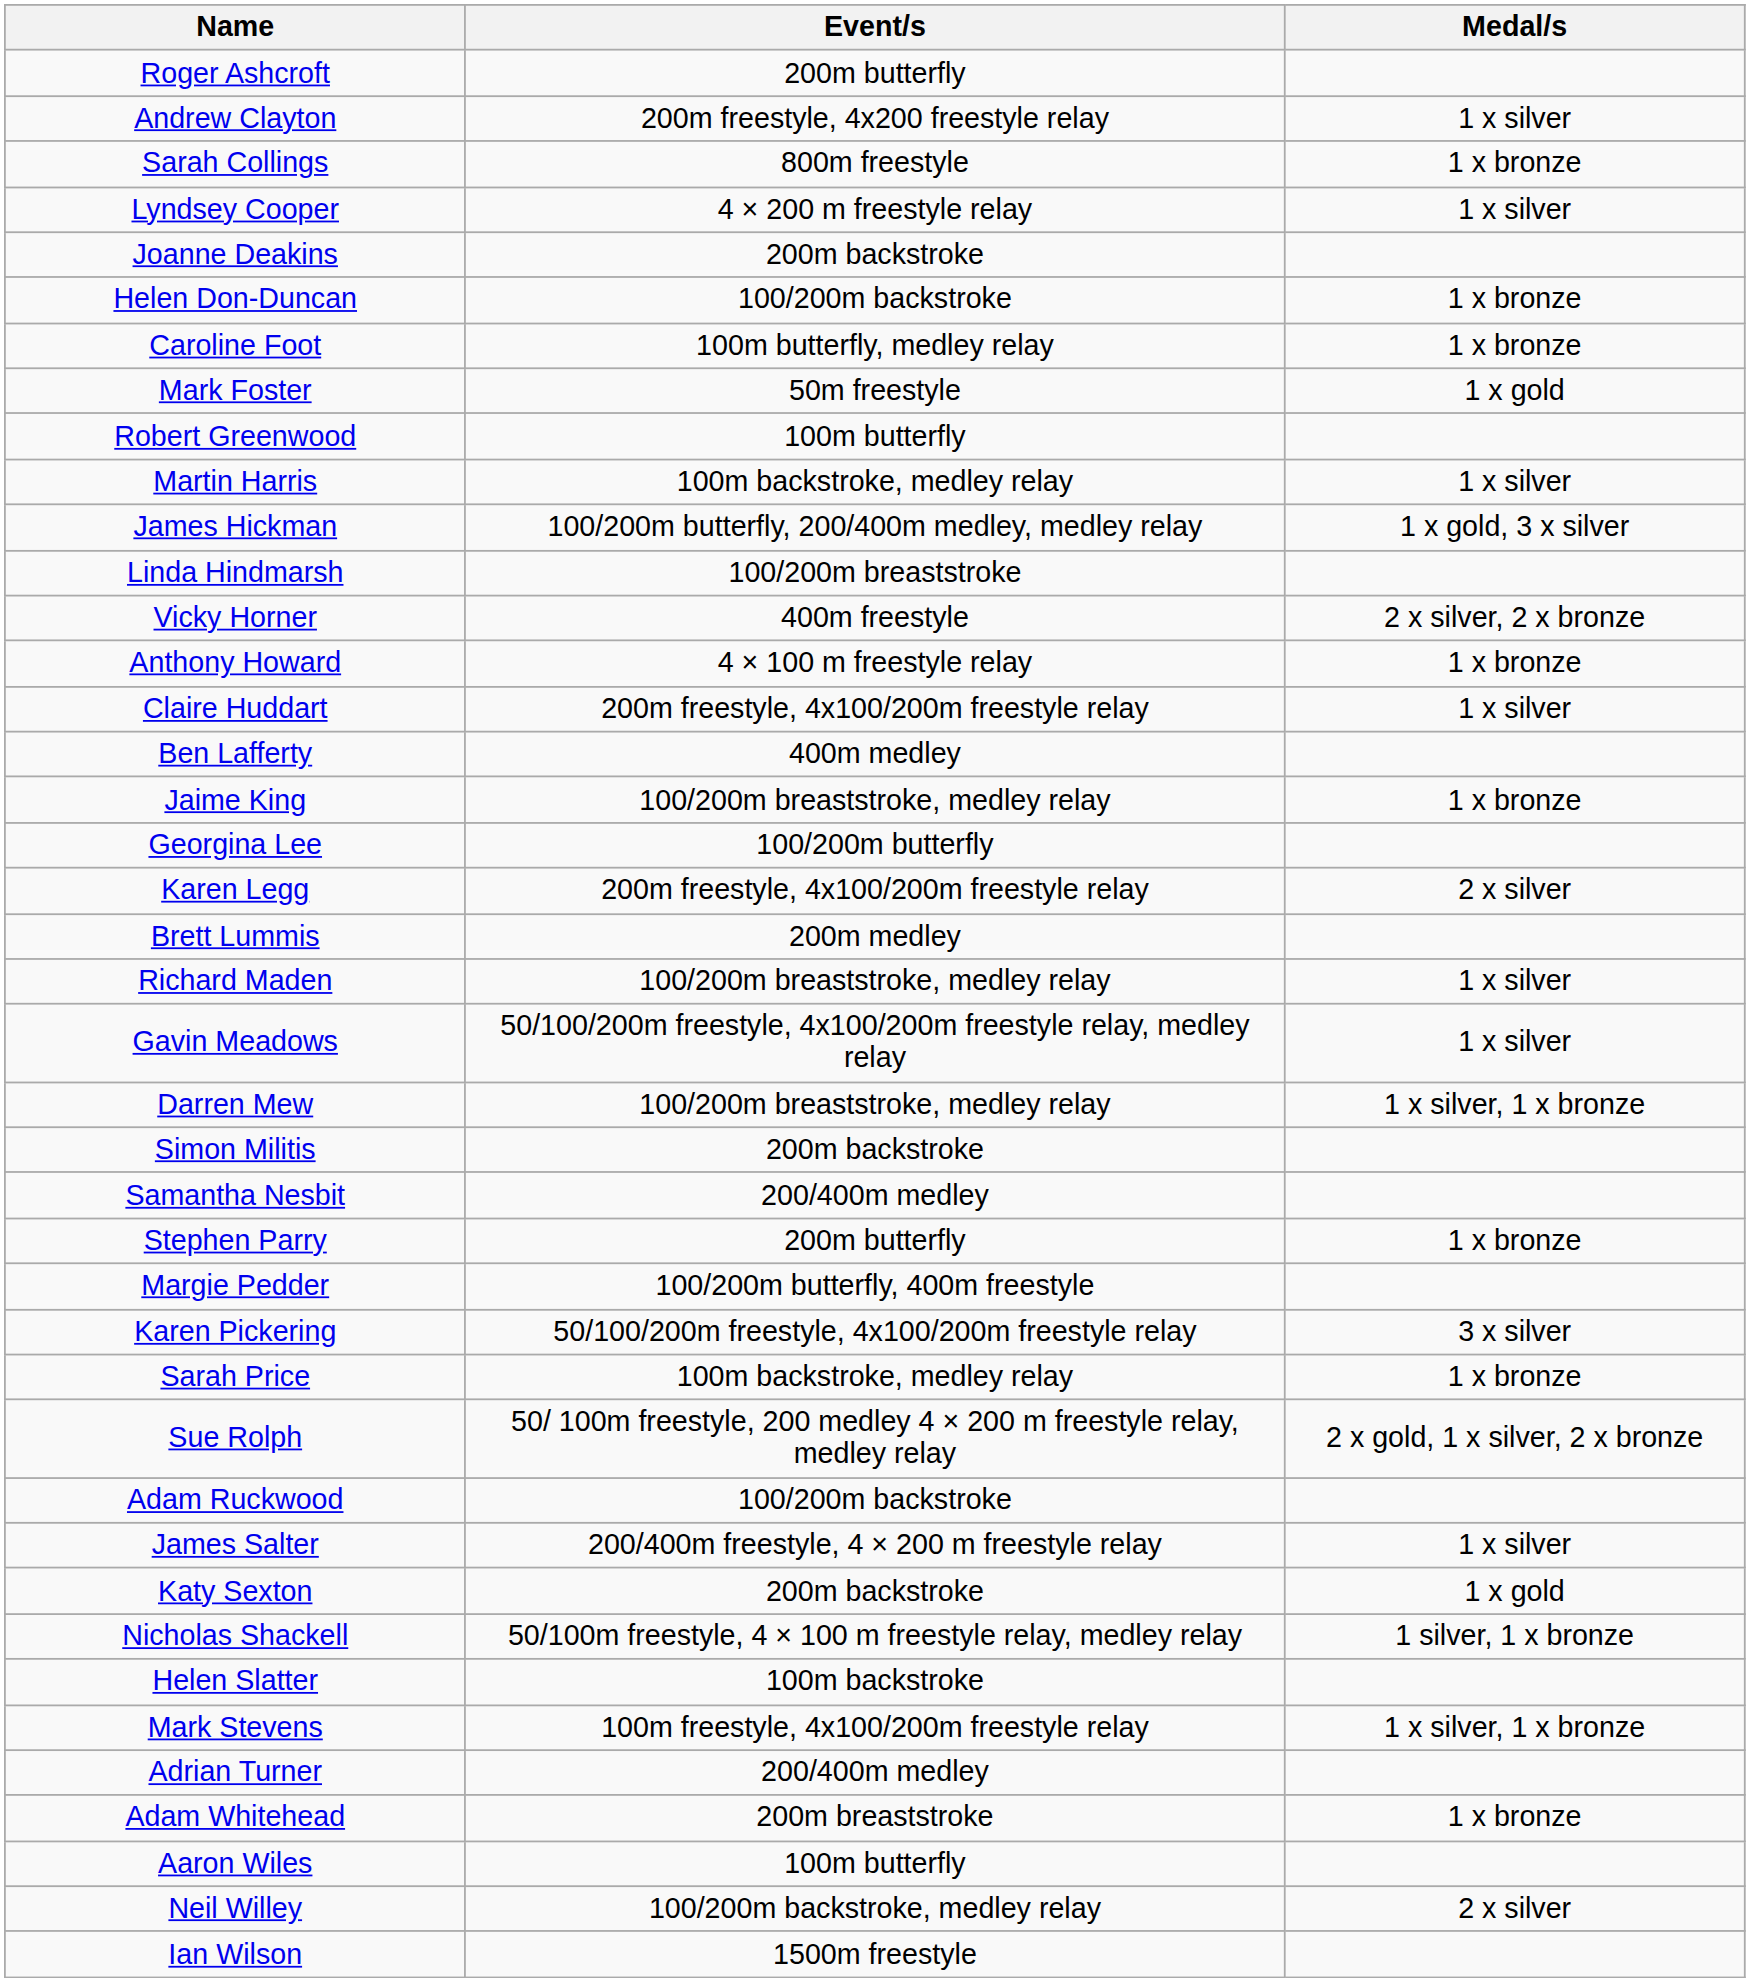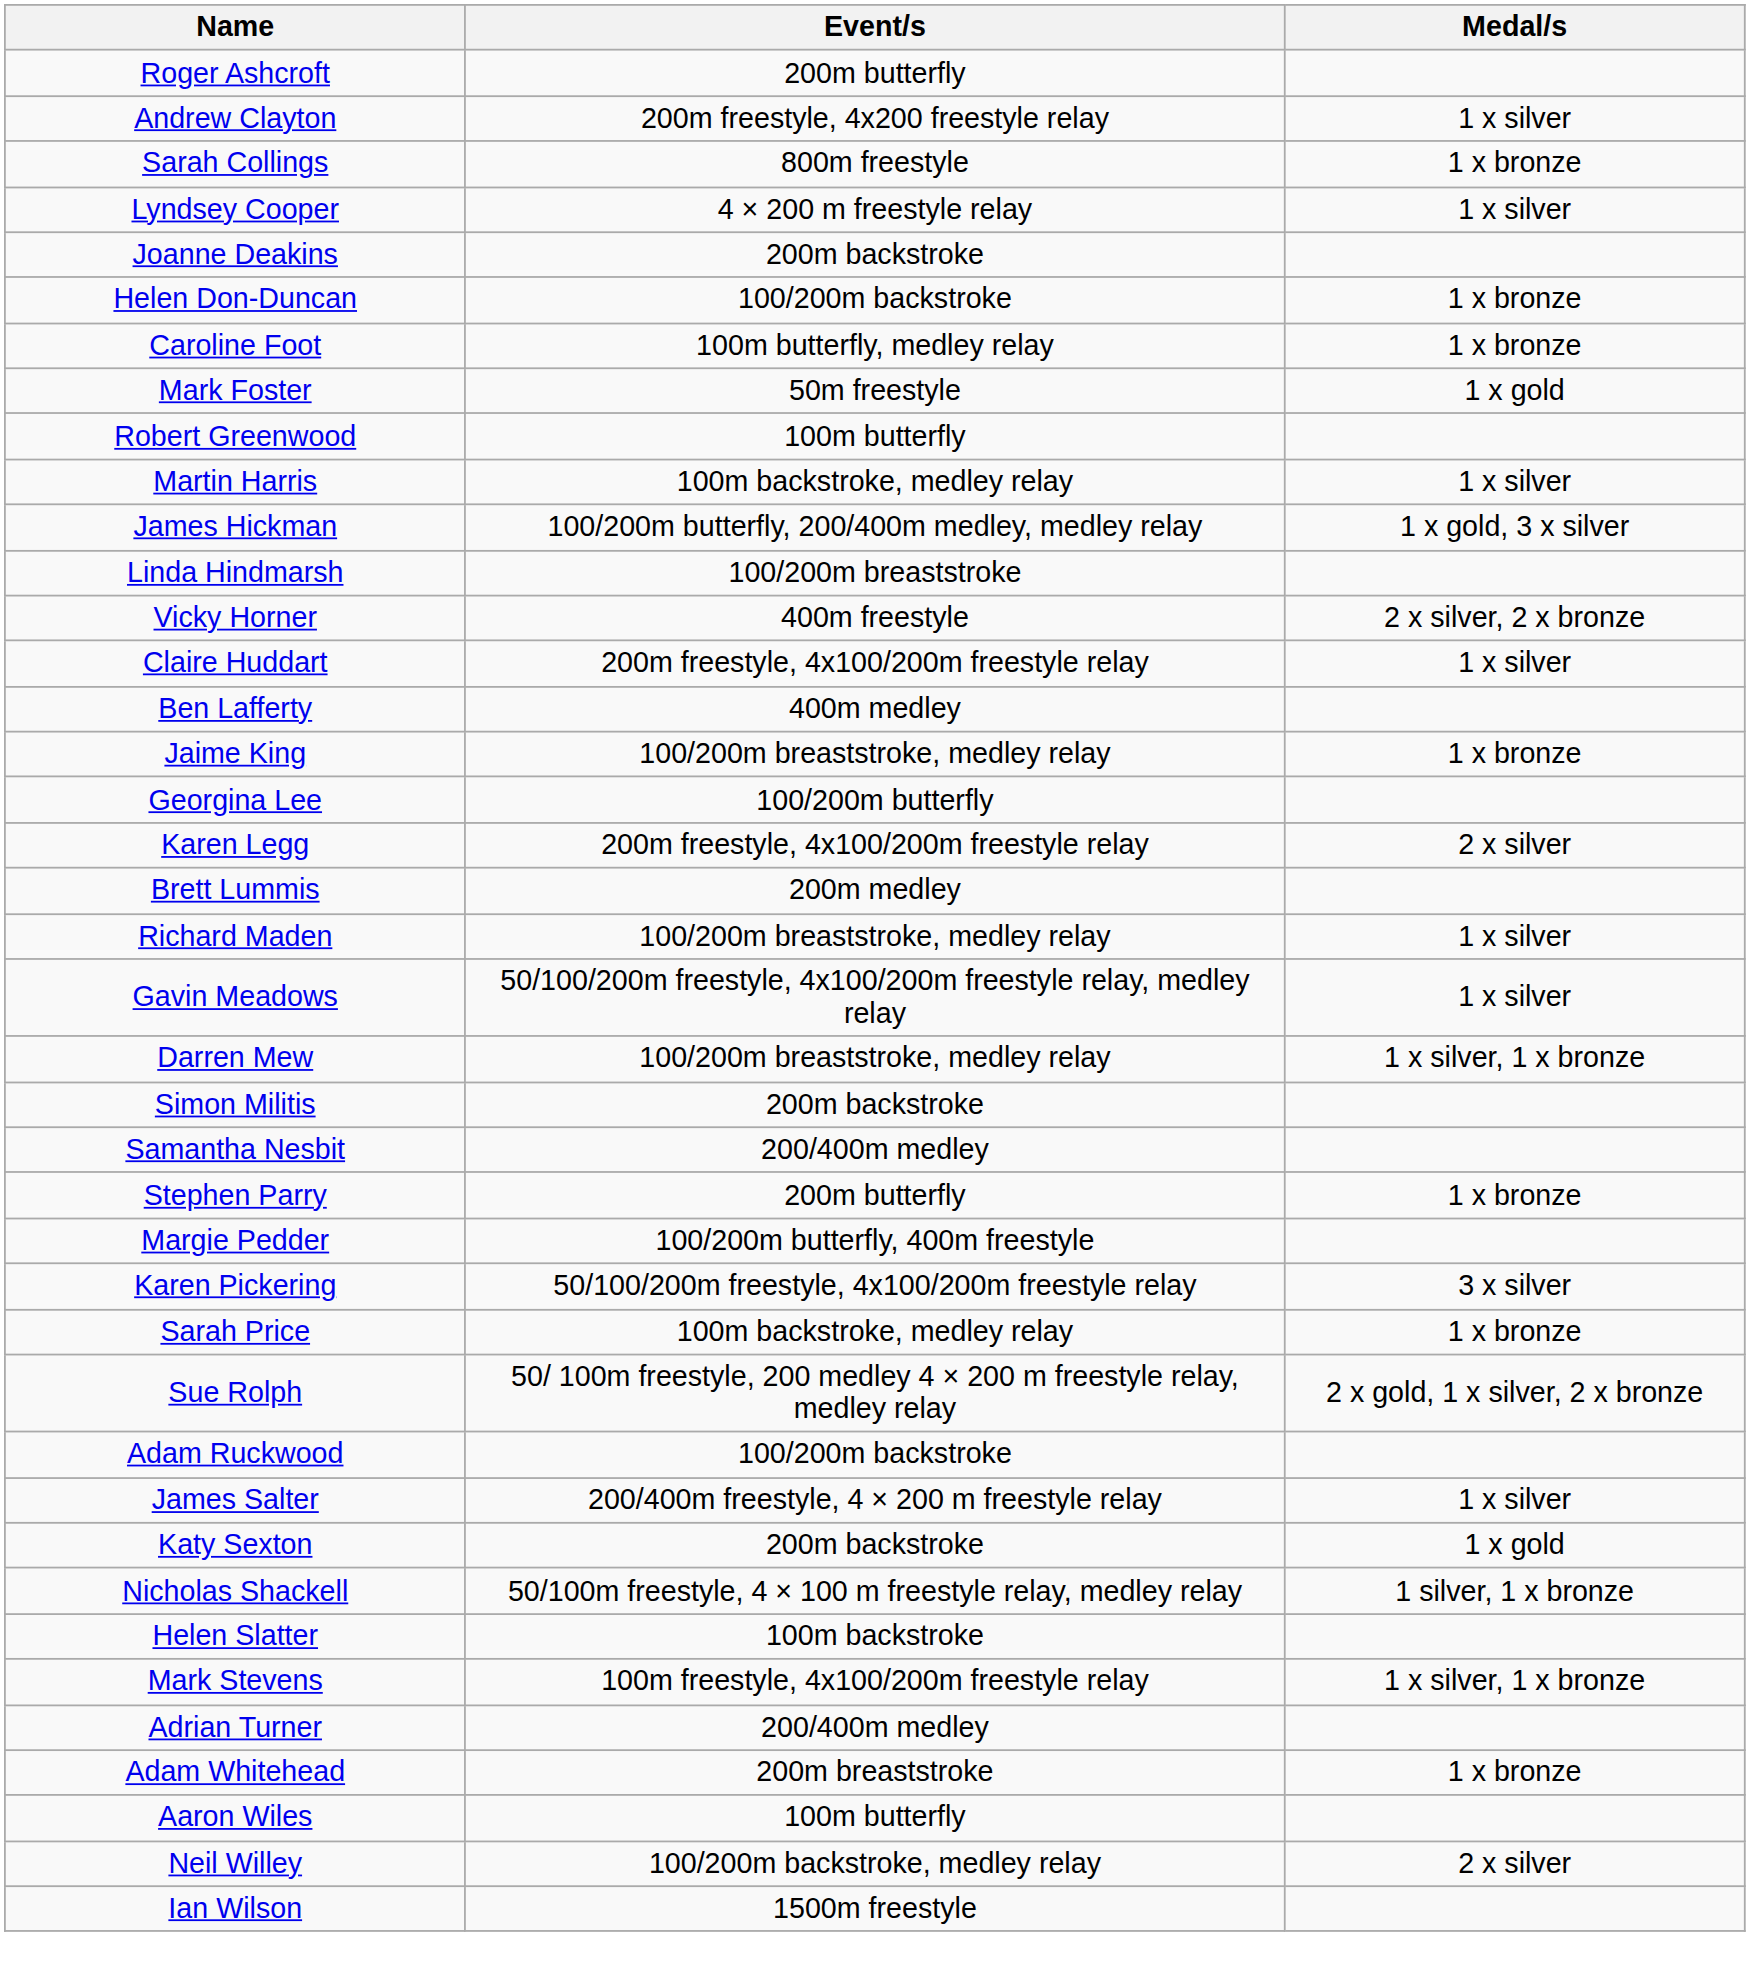- row: (235, 663)
